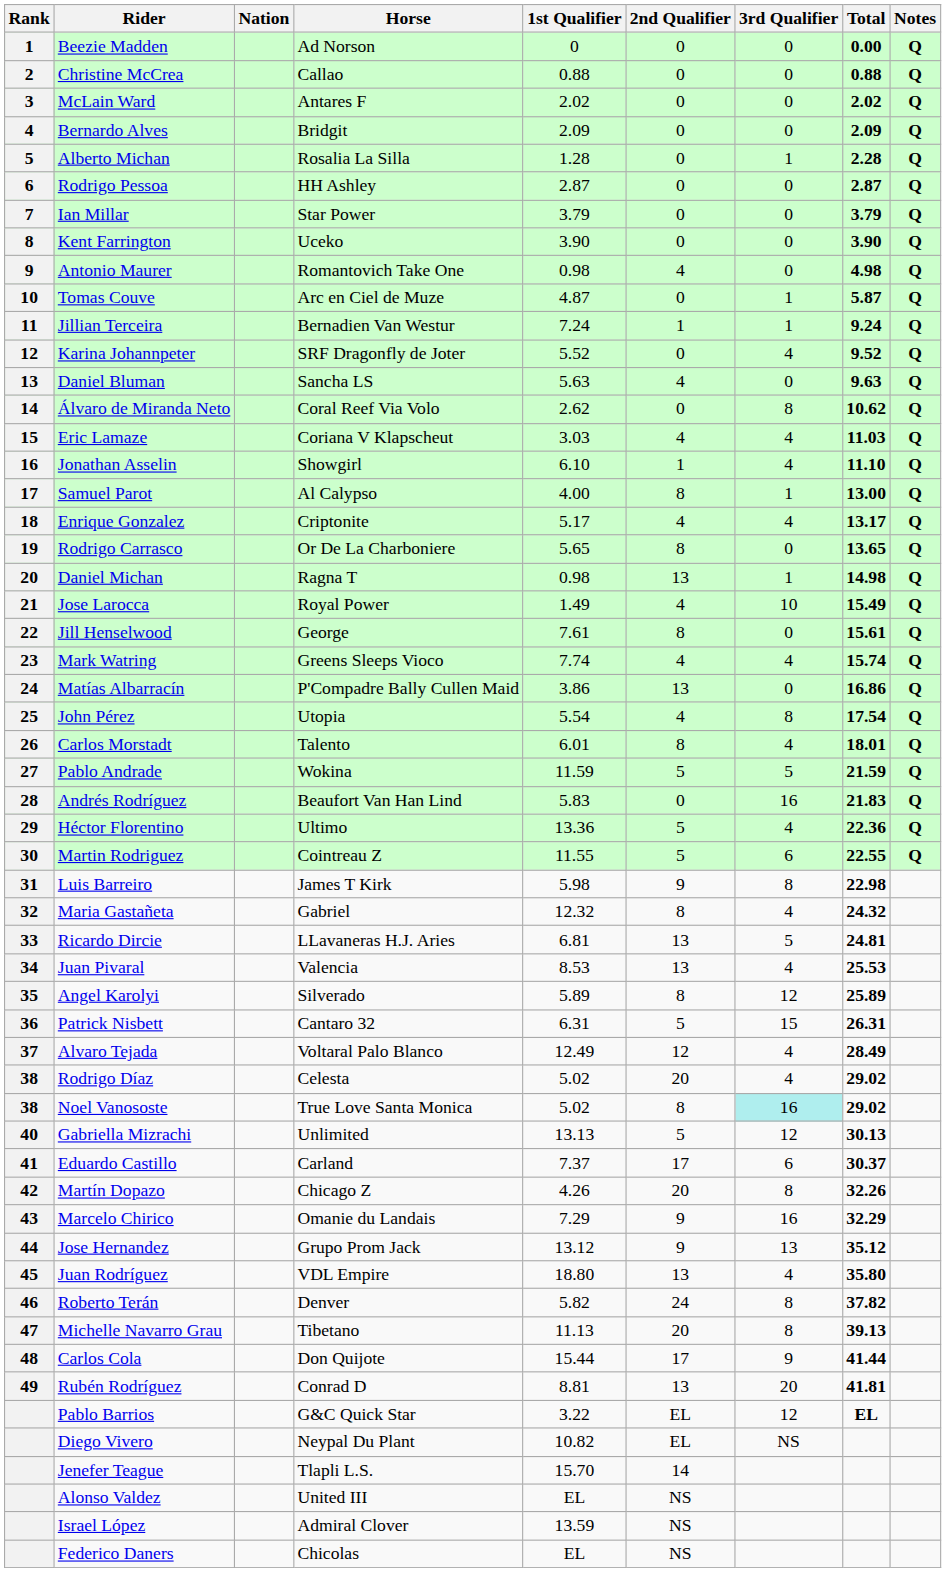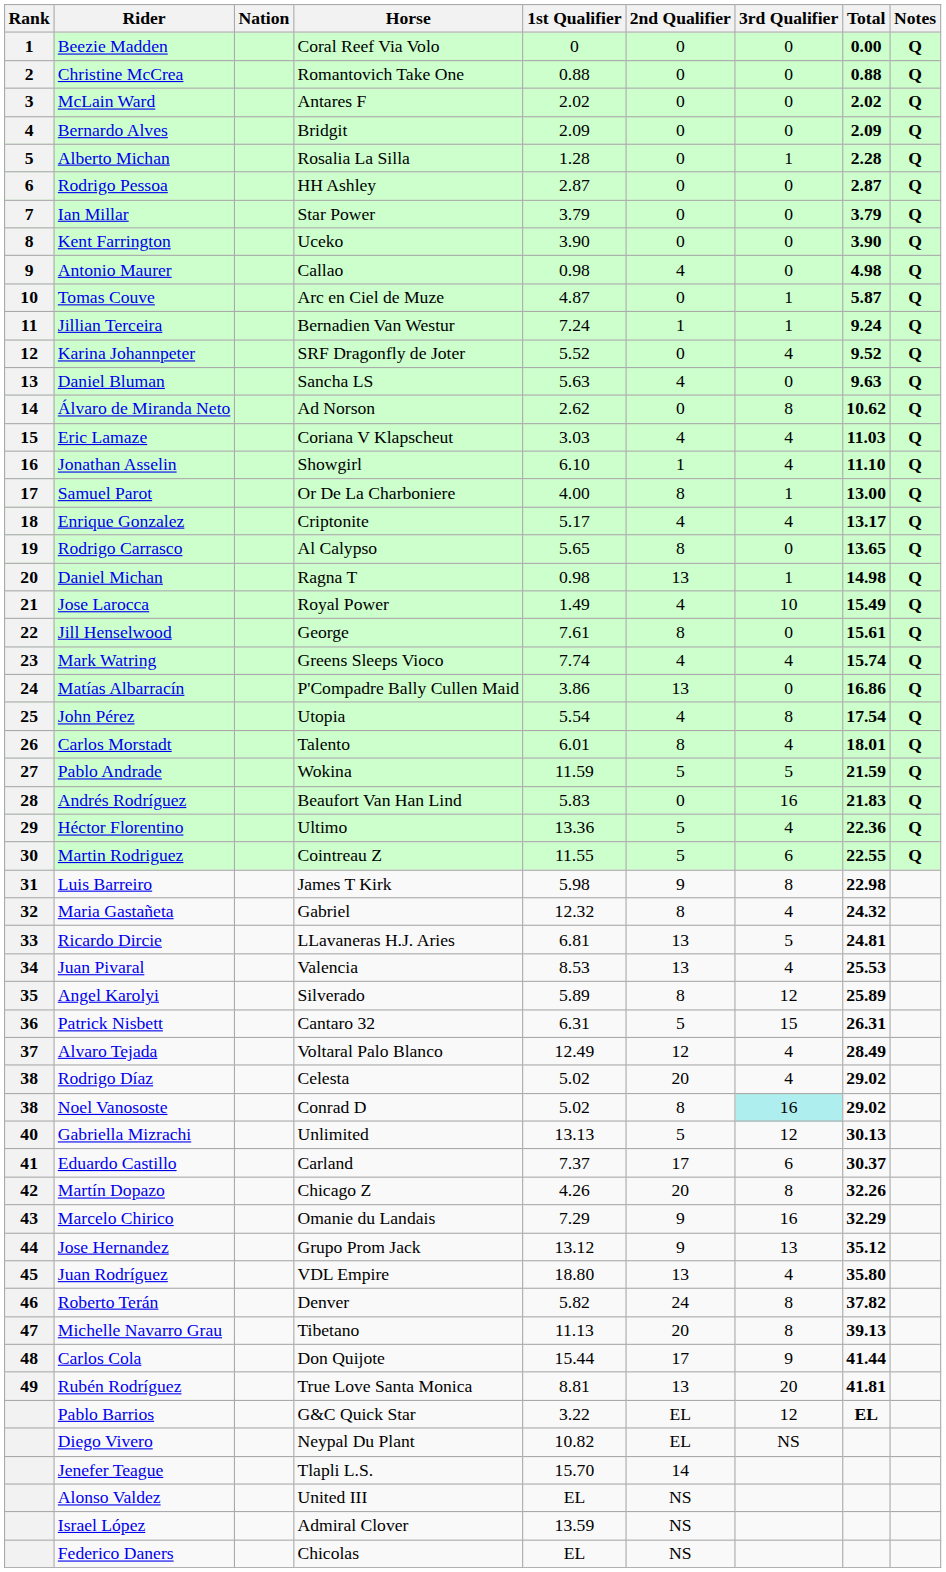(336, 46) Ad Norson -> (369, 46) Coral Reef Via Volo
(320, 74) Callao -> (381, 74) Romantovich Take One
(381, 269) Romantovich Take One -> (320, 269) Callao
(369, 409) Coral Reef Via Volo -> (336, 409) Ad Norson
(337, 492) Al Calypso -> (376, 492) Or De La Charboniere
(376, 548) Or De La Charboniere -> (337, 548) Al Calypso
(385, 1107) True Love Santa Monica -> (332, 1107) Conrad D
(332, 1386) Conrad D -> (385, 1386) True Love Santa Monica
